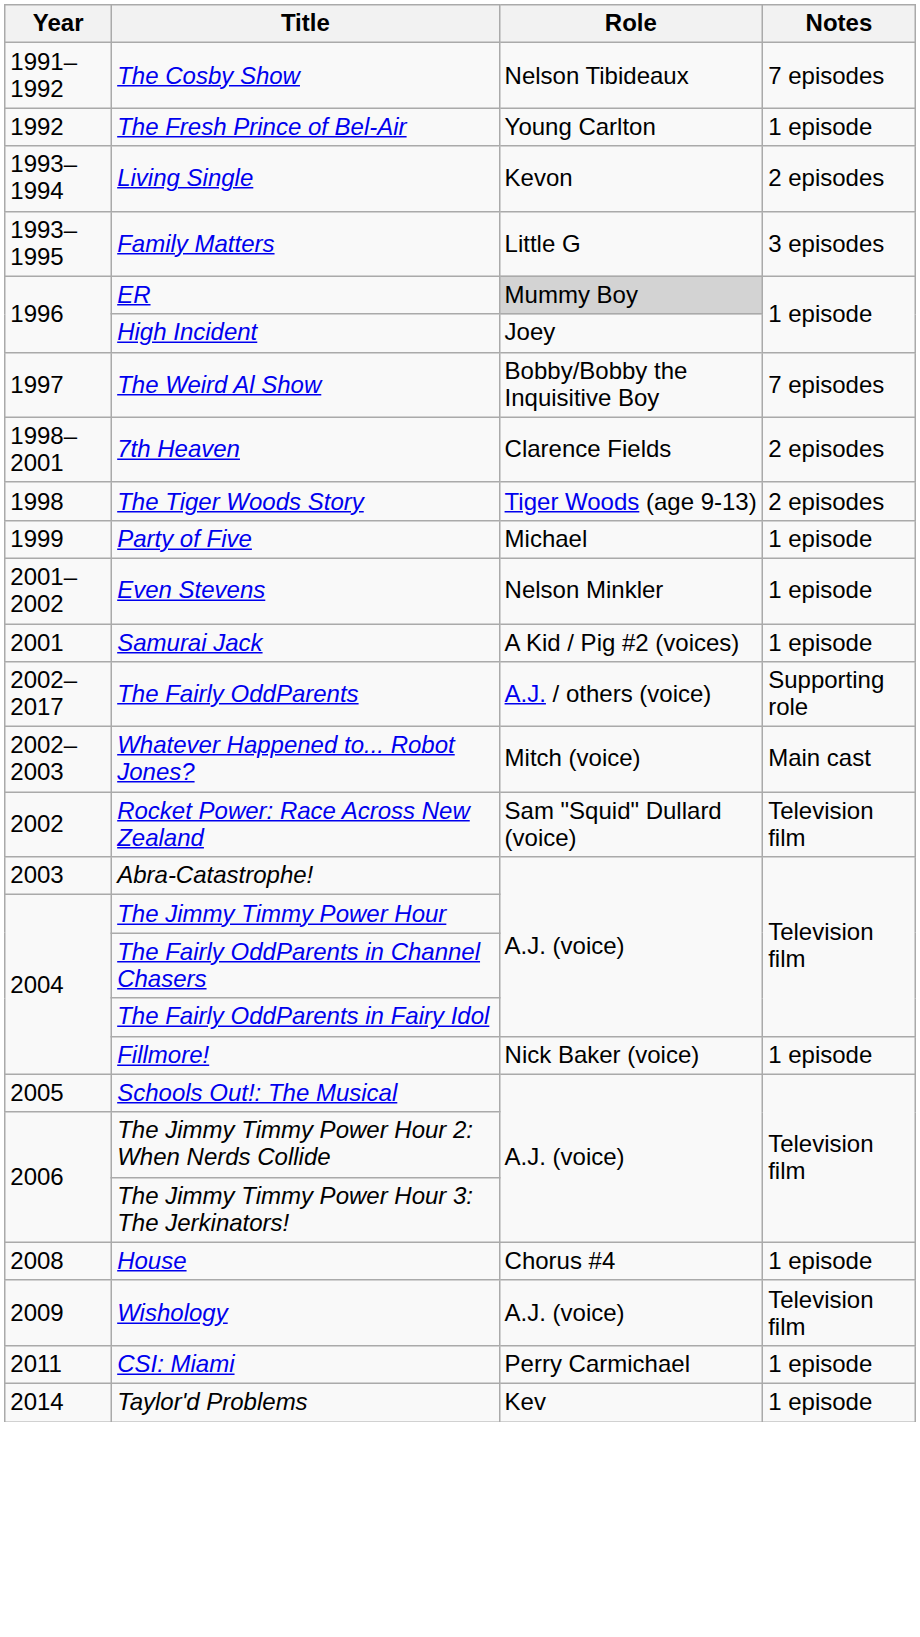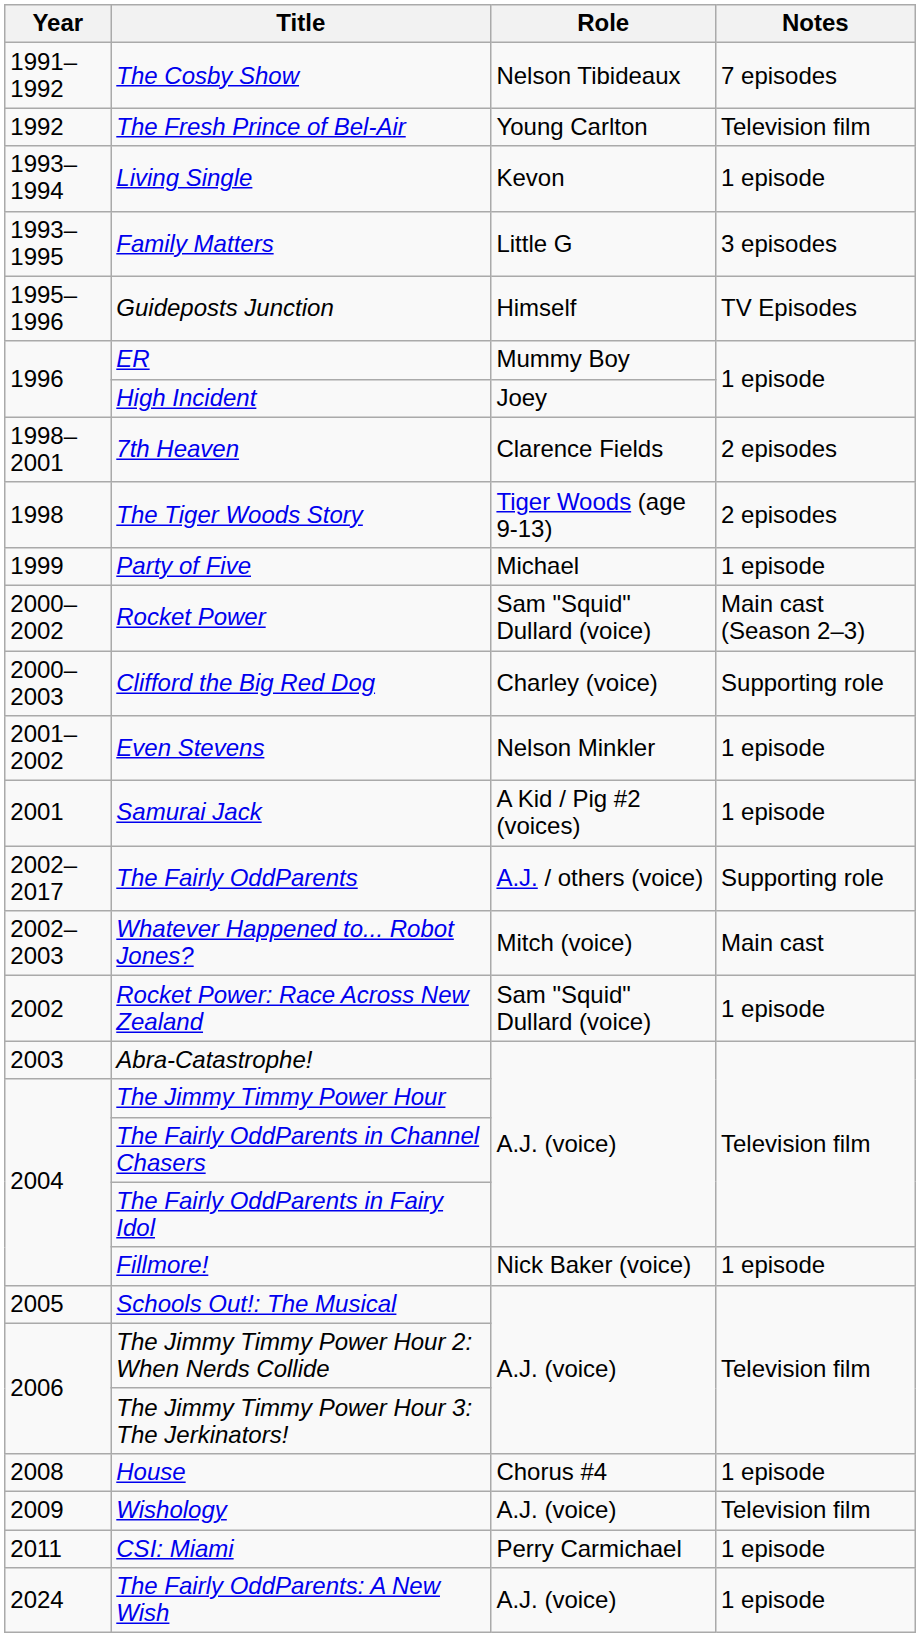(820, 126) 1 episode -> (796, 126) Television film
(826, 178) 2 episodes -> (773, 178) 1 episode
+ row: (225, 308)
(571, 294) lightgrey background -> (563, 359) no background
- row: (219, 384)
+ row: (191, 617)
+ row: (246, 682)
(821, 823) Television film -> (773, 1008) 1 episode
- row: (212, 1402)
+ row: (278, 1599)
